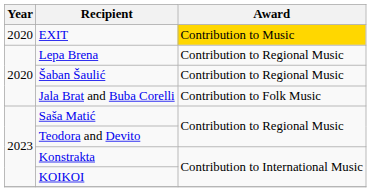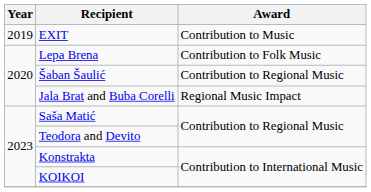(20, 34) 2020 -> (20, 34) 2019
(237, 34) gold background -> (237, 34) no background
(262, 55) Contribution to Regional Music -> (251, 55) Contribution to Folk Music
(251, 95) Contribution to Folk Music -> (241, 95) Regional Music Impact
